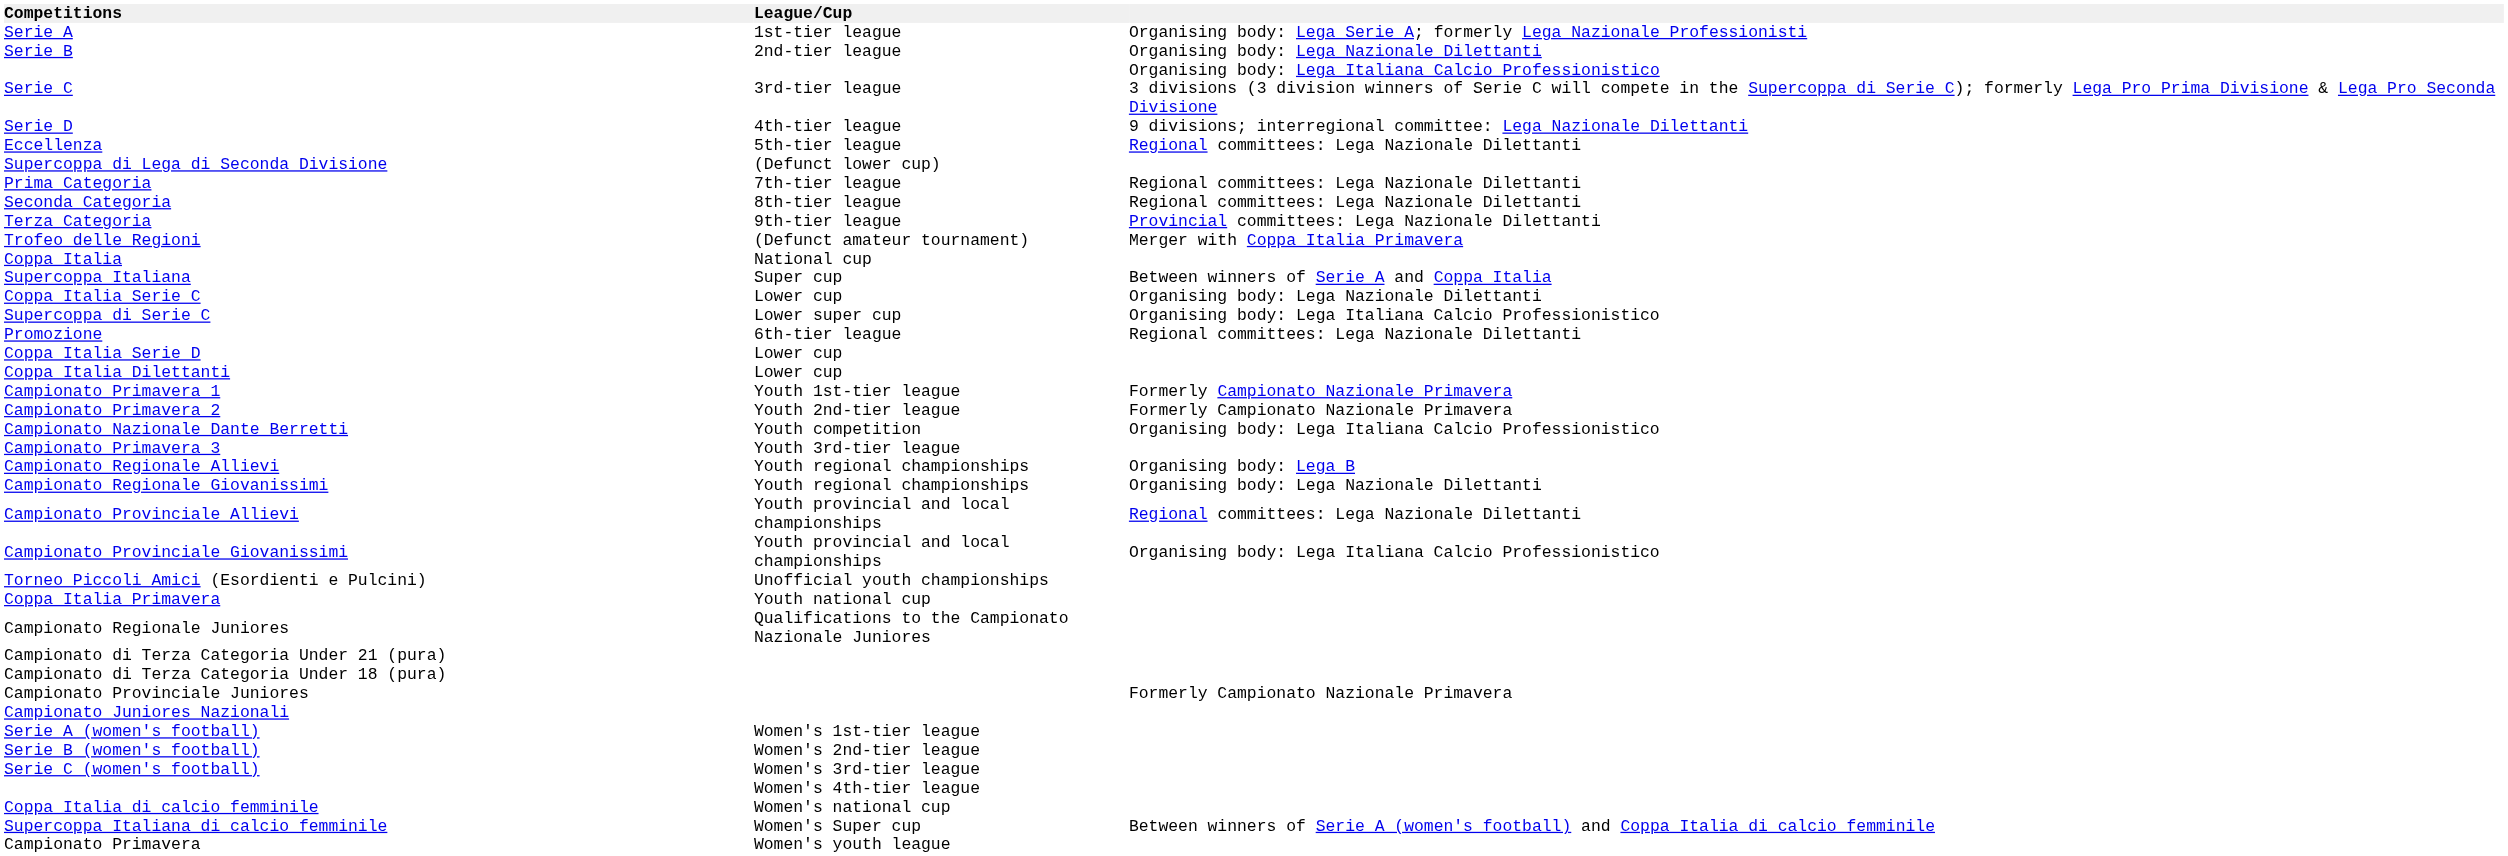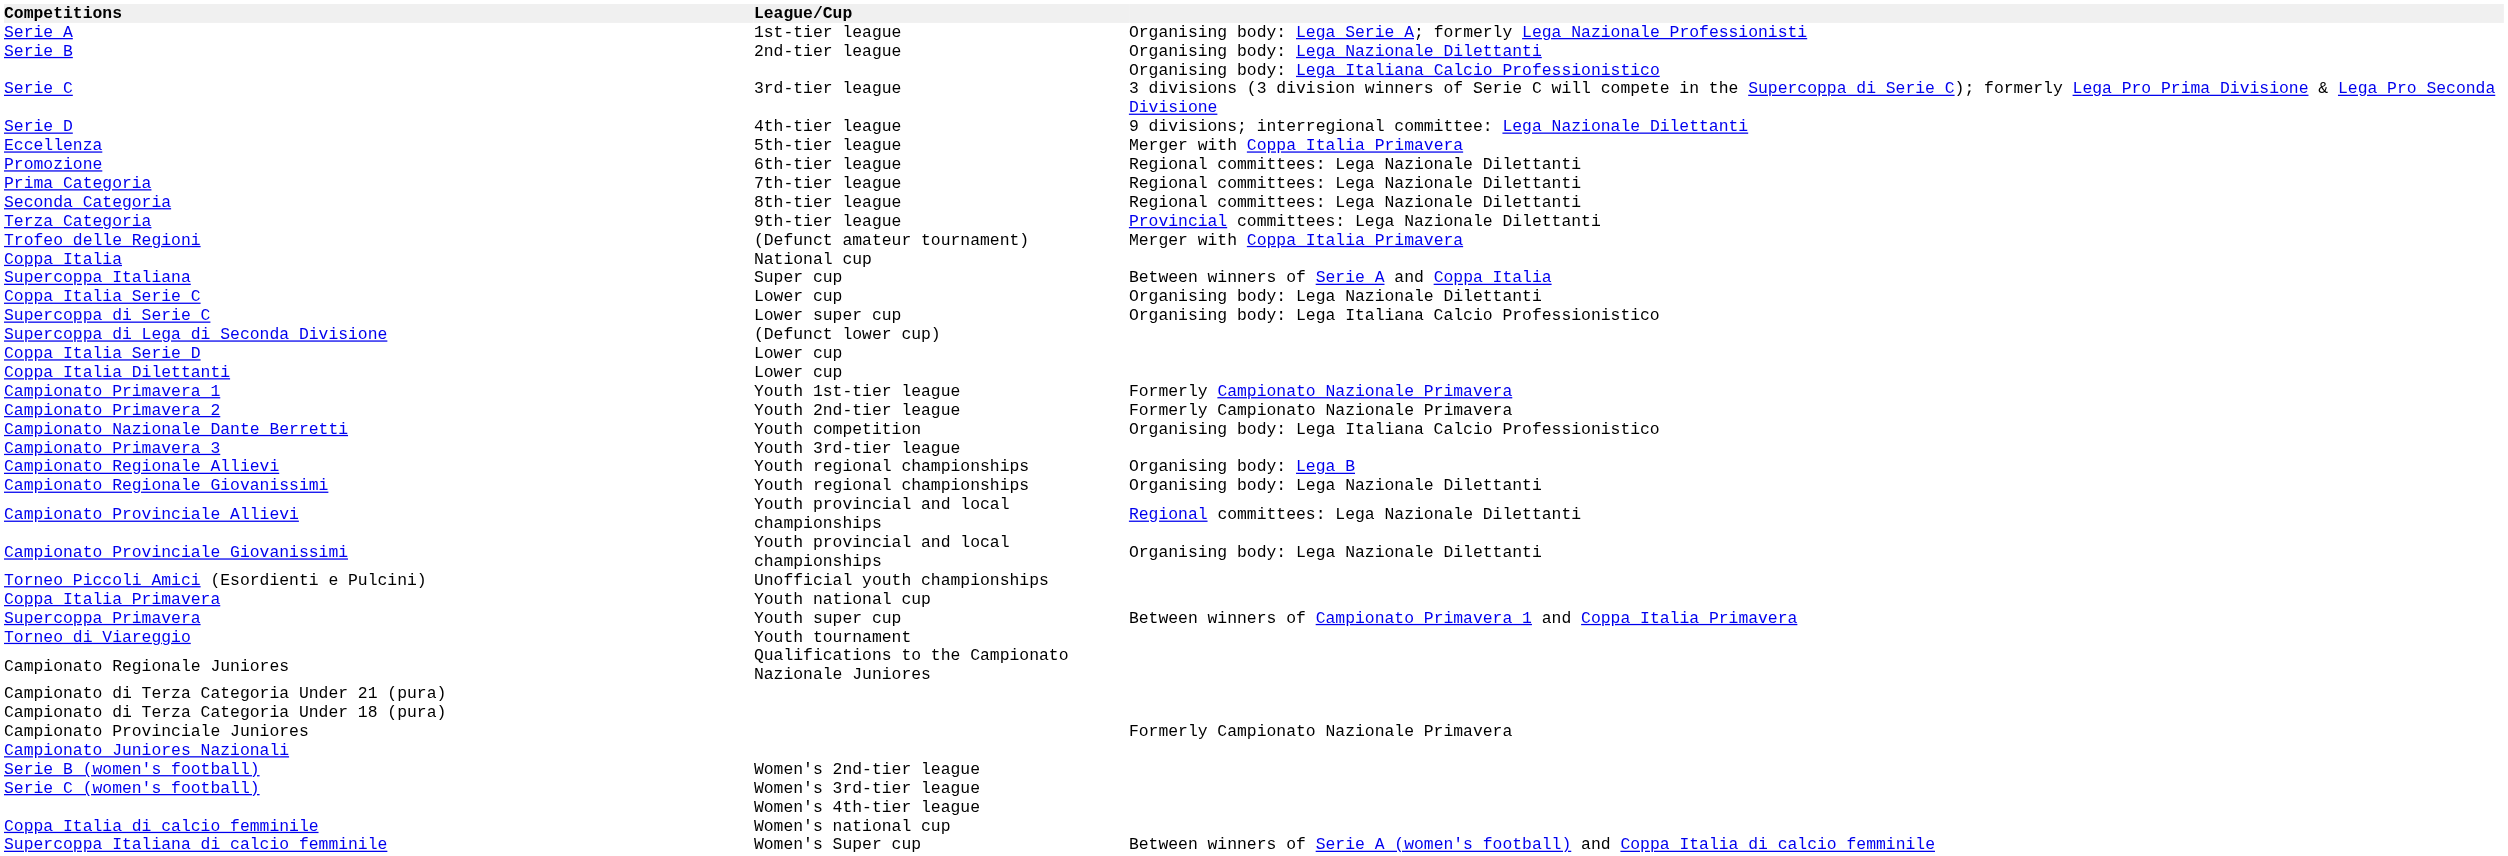(1355, 146) Regional committees: Lega Nazionale Dilettanti -> (1296, 146) Merger with Coppa Italia Primavera
rows swapped: (53, 335) <-> (196, 165)
(1394, 552) Organising body: Lega Italiana Calcio Professionistico -> (1335, 552) Organising body: Lega Nazionale Dilettanti
+ row: (102, 618)
+ row: (97, 637)
- row: (132, 732)
- row: (102, 845)
